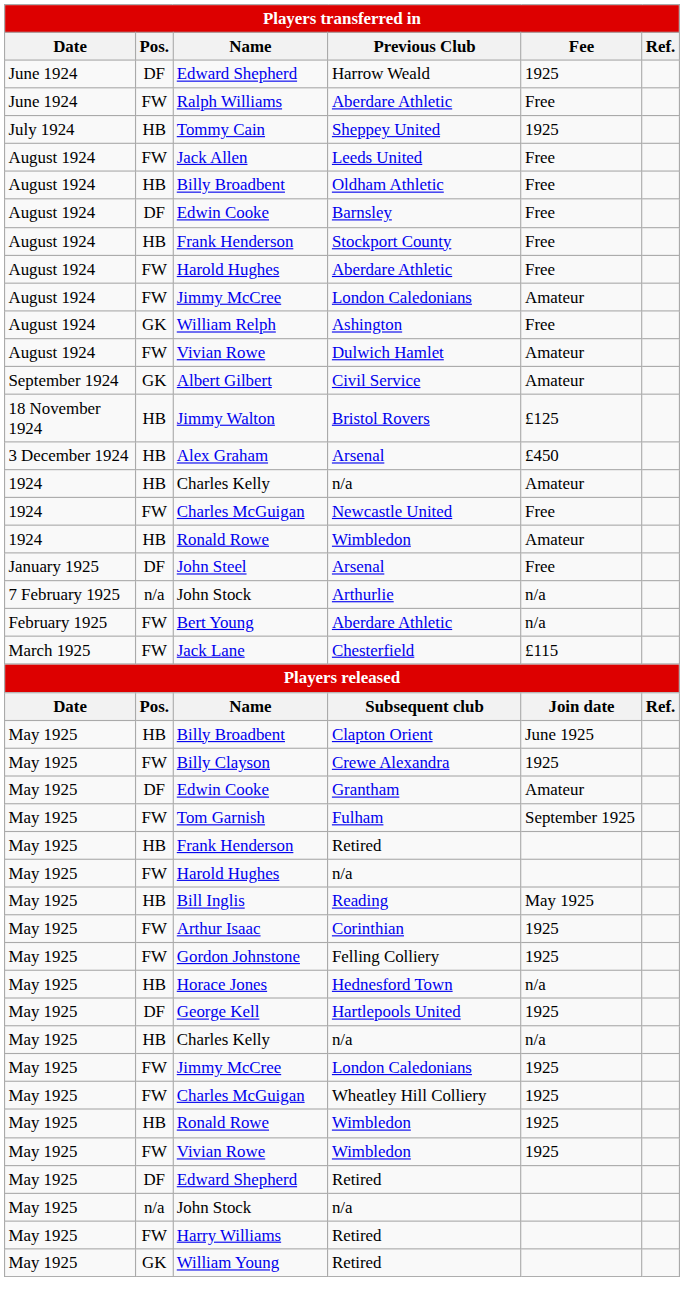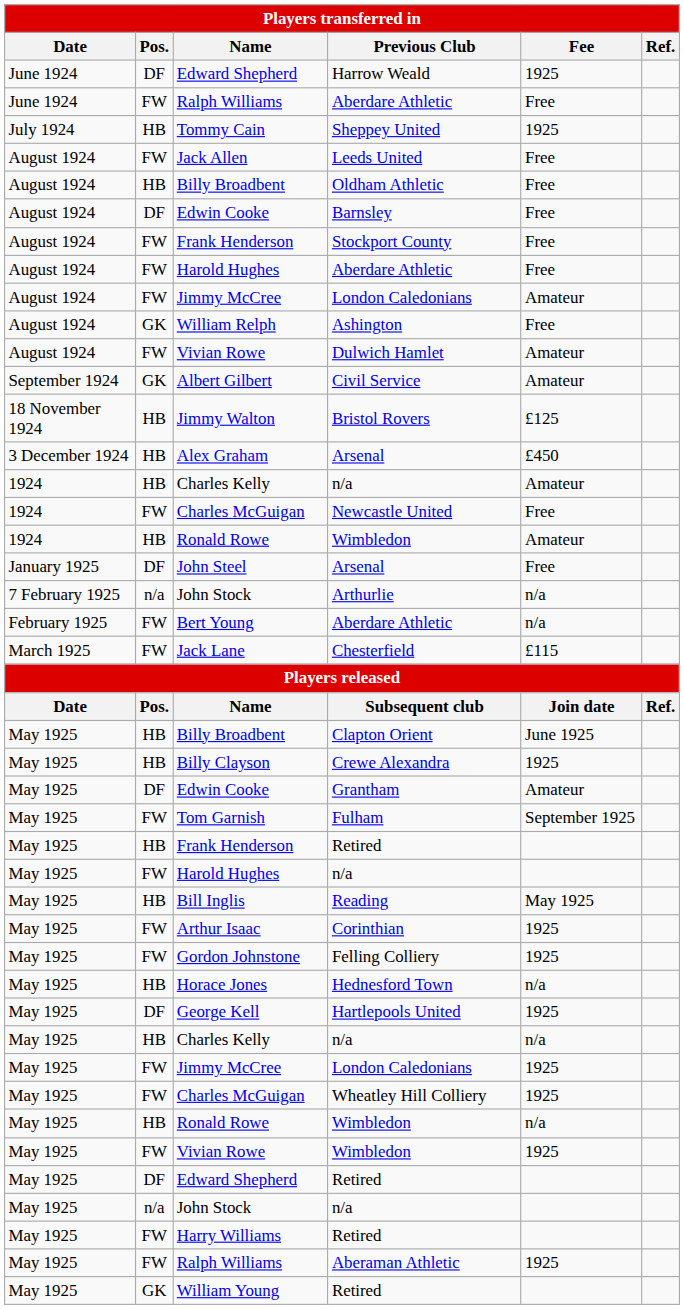(154, 241) HB -> (154, 241) FW
(154, 761) FW -> (154, 761) HB
(542, 1123) 1925 -> (535, 1123) n/a
+ row: (43, 1262)
